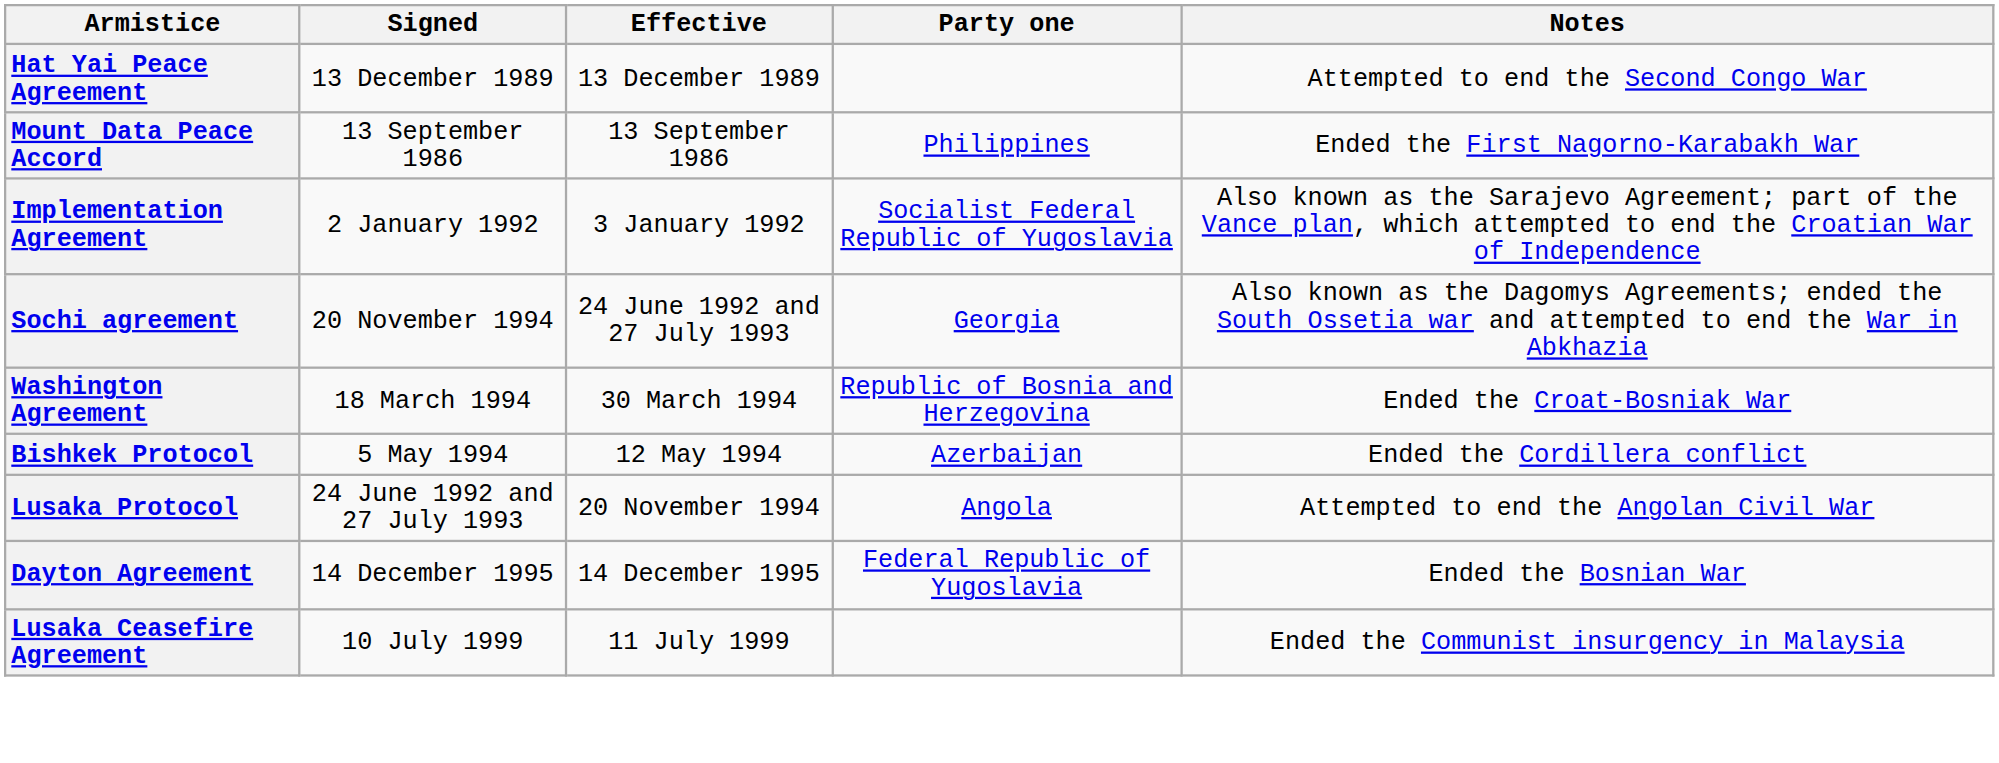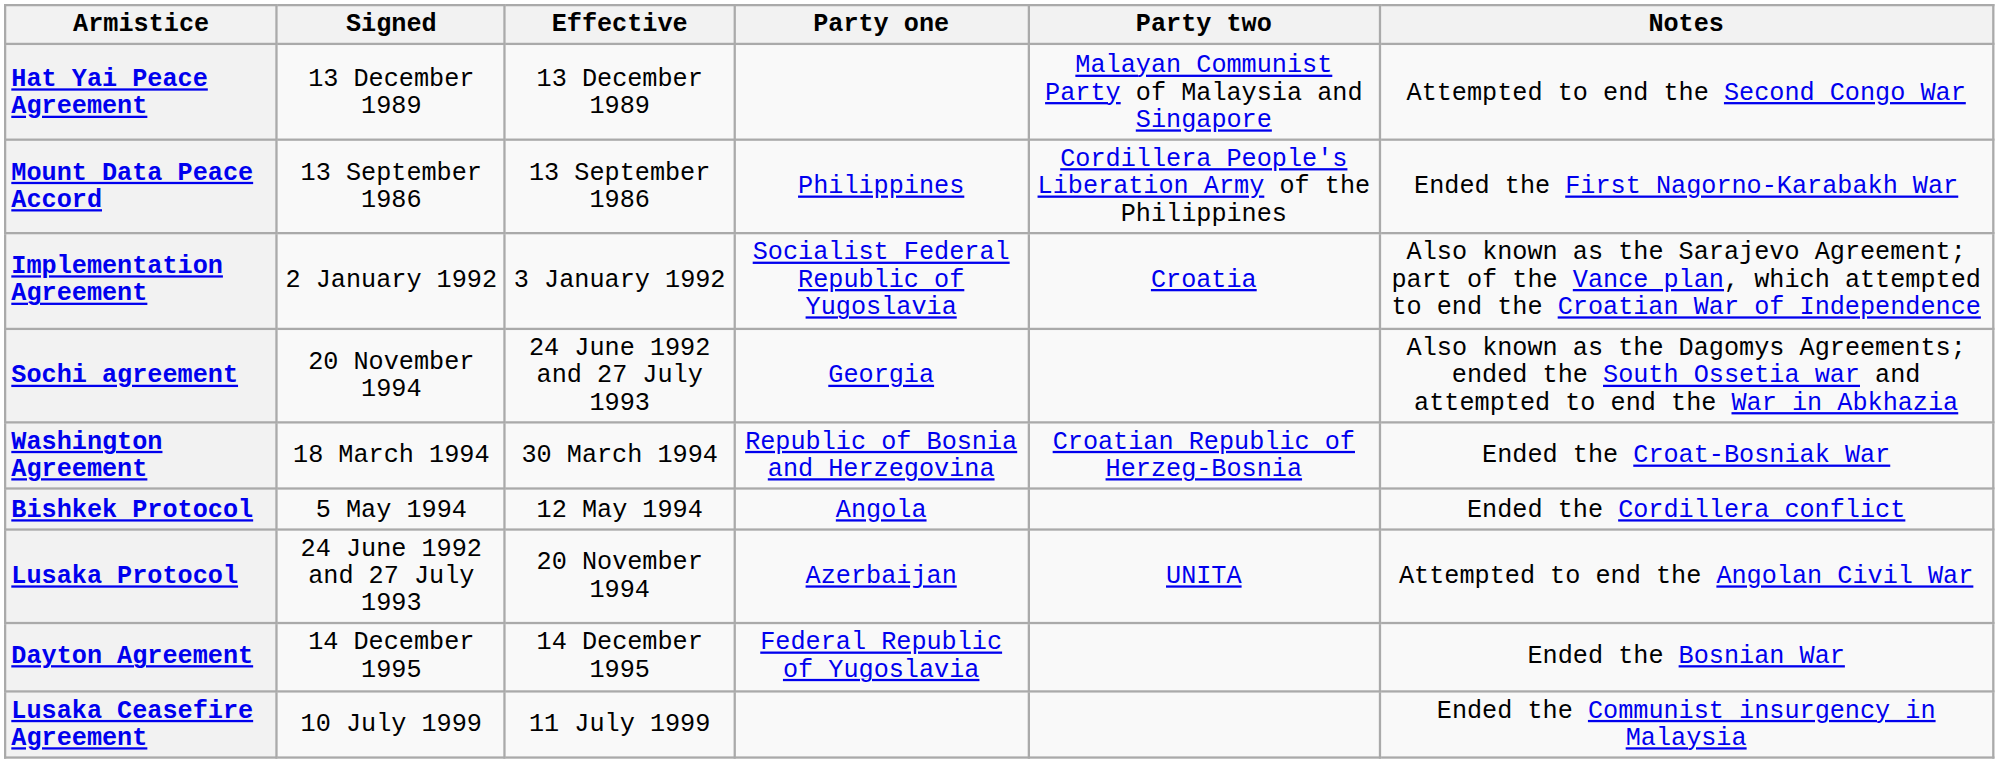+ column: (1204, 25)
(1007, 455) Azerbaijan -> (881, 509) Angola
(1007, 508) Angola -> (881, 576) Azerbaijan
